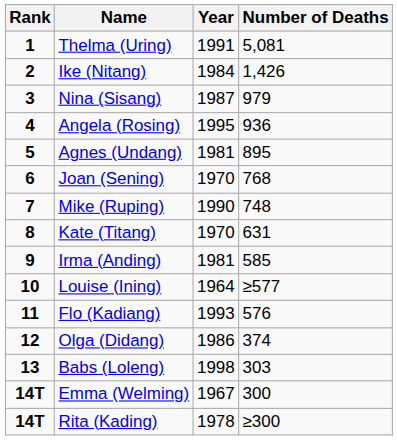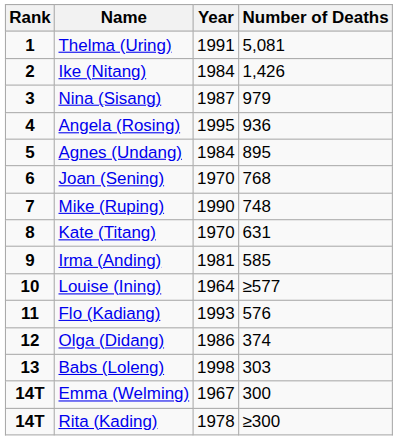(216, 152) 1981 -> (216, 152) 1984
